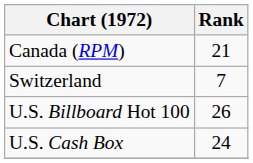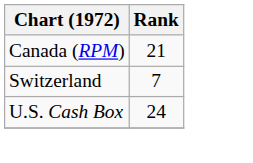- row: (99, 111)
